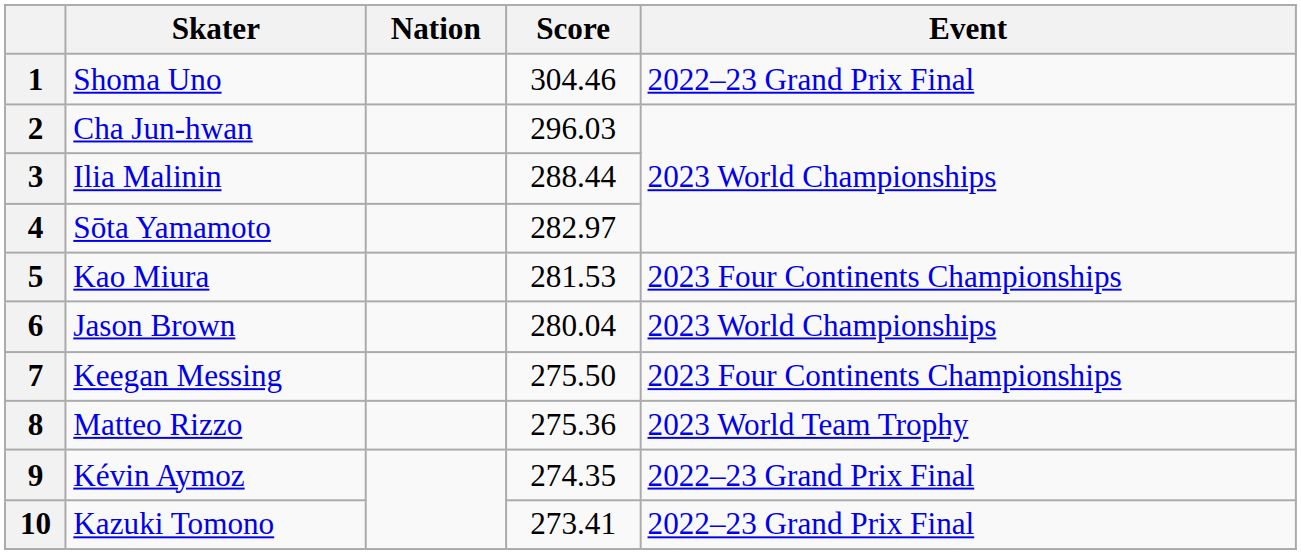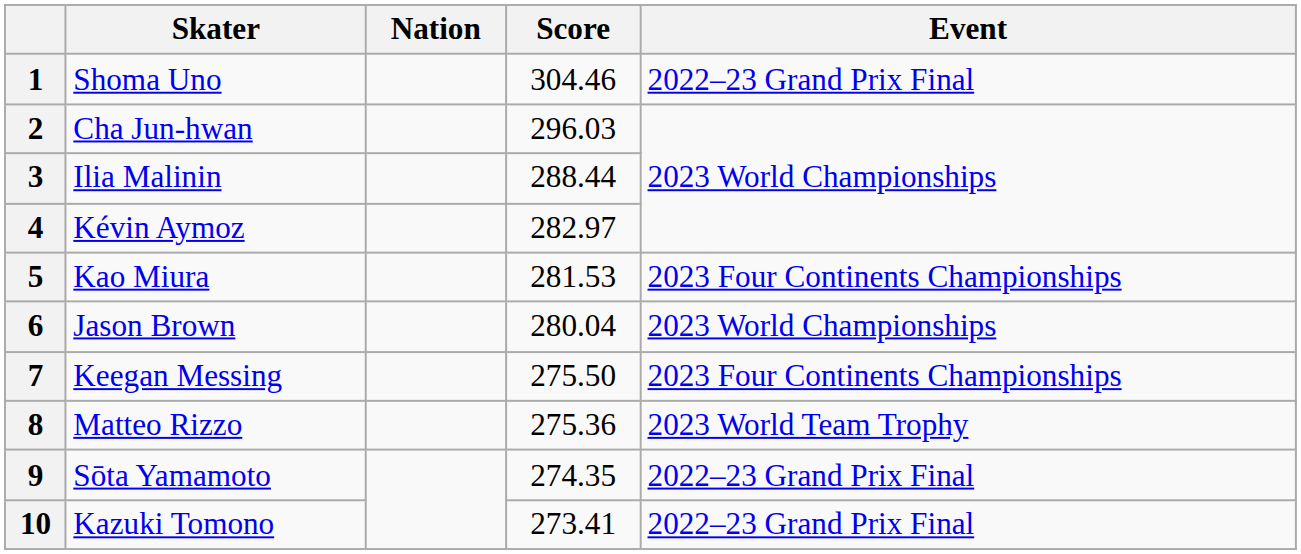(172, 227) Sōta Yamamoto -> (159, 227) Kévin Aymoz
(159, 474) Kévin Aymoz -> (172, 474) Sōta Yamamoto
